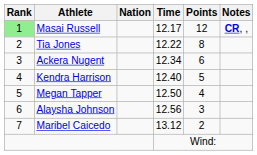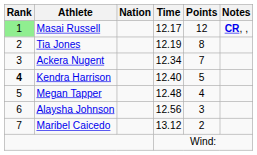(169, 45) 12.22 -> (169, 45) 12.19
(202, 61) 6 -> (202, 61) 7
(19, 77) normal -> (19, 77) bold
(169, 93) 12.50 -> (169, 93) 12.48
